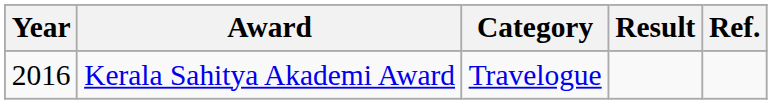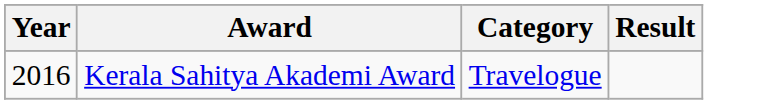- column: (735, 27)
